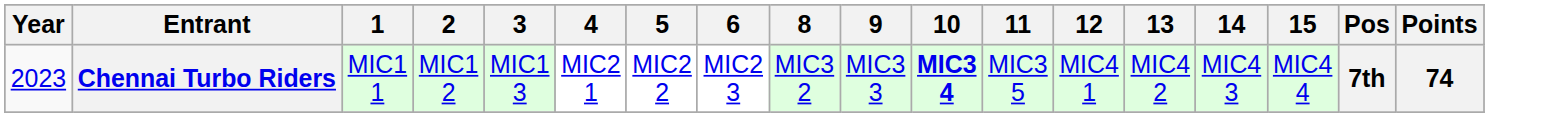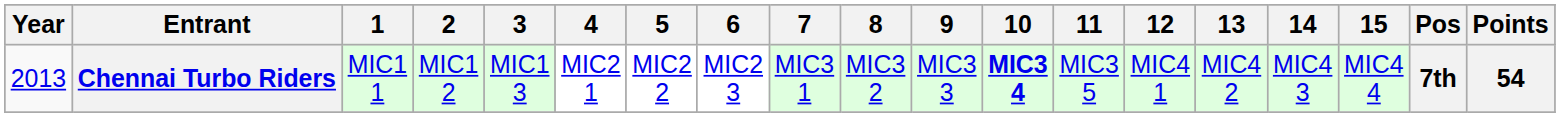+ column: (804, 25)
(38, 78) 2023 -> (38, 78) 2013
(1439, 78) 74 -> (1511, 78) 54
